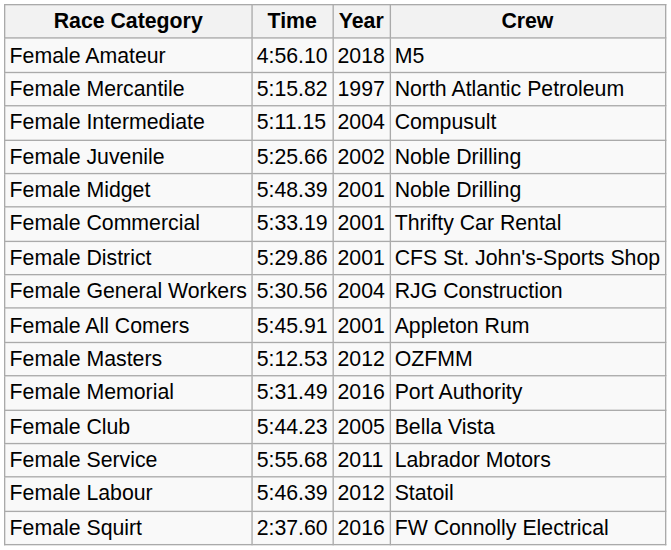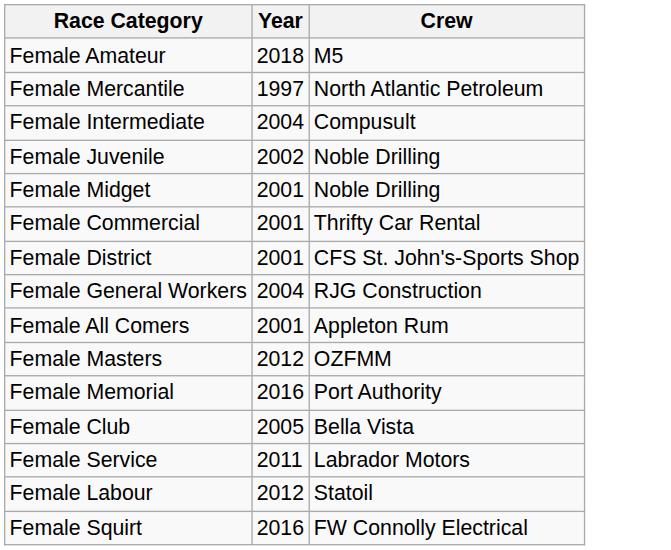- column: (292, 21)
